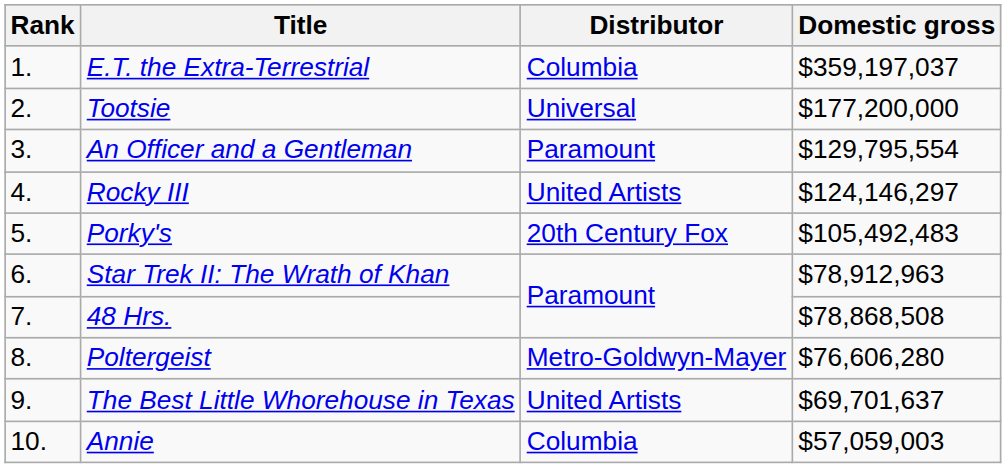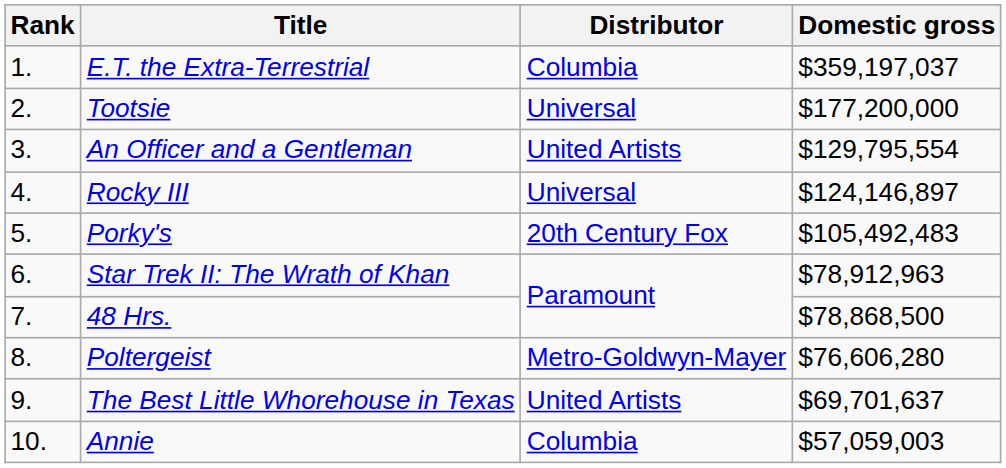(591, 150) Paramount -> (604, 150) United Artists
(604, 191) United Artists -> (581, 191) Universal
(879, 191) $124,146,297 -> (879, 191) $124,146,897
(871, 316) $78,868,508 -> (871, 316) $78,868,500
